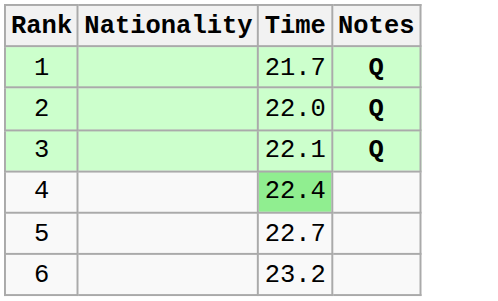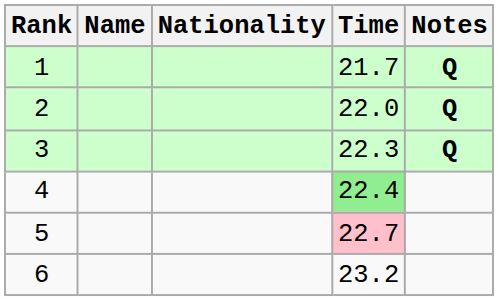+ column: (115, 26)
(295, 150) 22.1 -> (369, 150) 22.3
(295, 233) no background -> (369, 233) pink background
